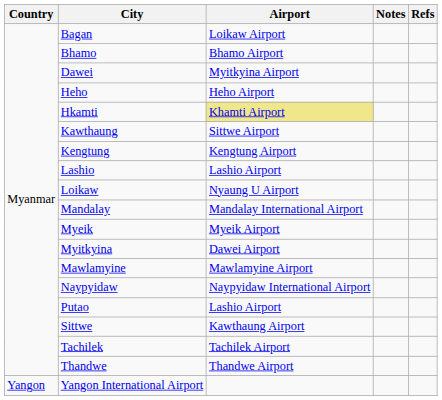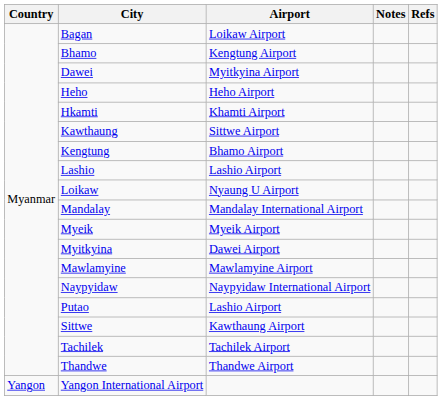(246, 53) Bhamo Airport -> (253, 53) Kengtung Airport
(247, 111) khaki background -> (247, 111) no background
(253, 151) Kengtung Airport -> (246, 151) Bhamo Airport
